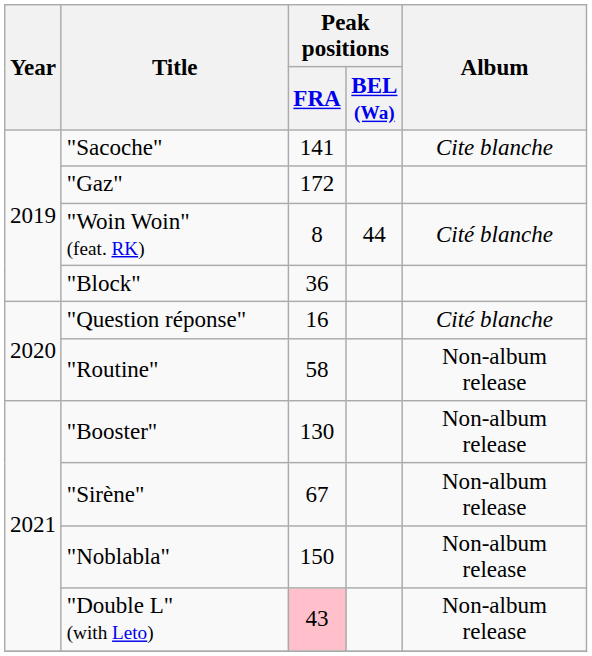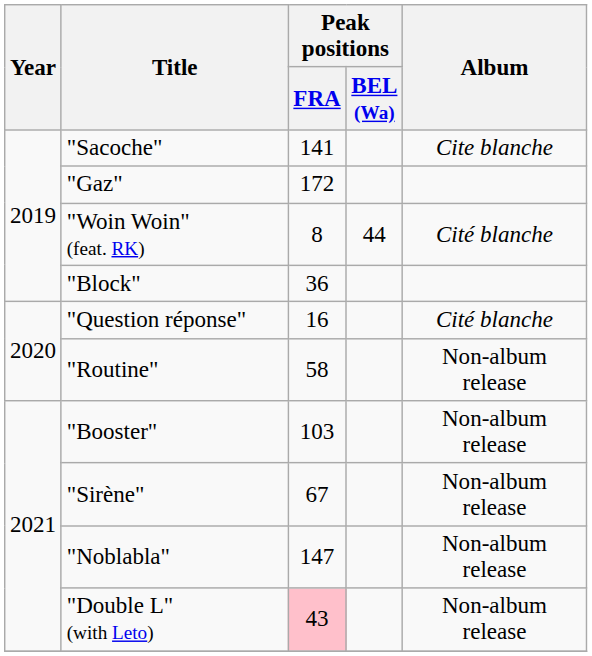(317, 431) 130 -> (317, 431) 103
(317, 556) 150 -> (317, 556) 147
